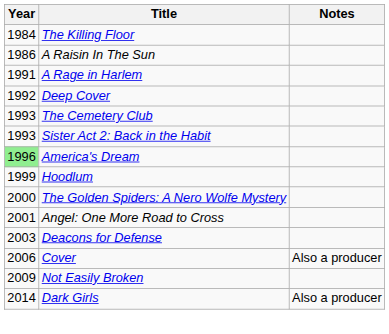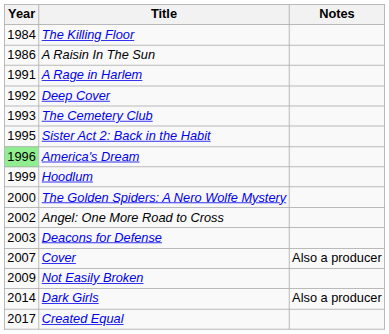(22, 136) 1993 -> (22, 136) 1995
(22, 217) 2001 -> (22, 217) 2002
(22, 258) 2006 -> (22, 258) 2007
+ row: (83, 319)
